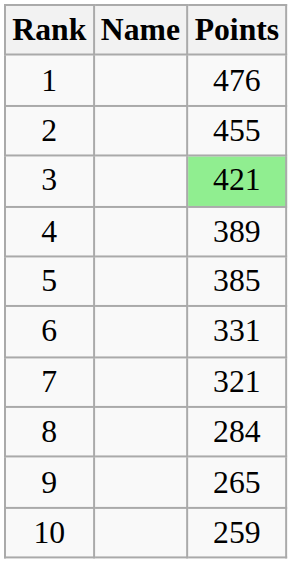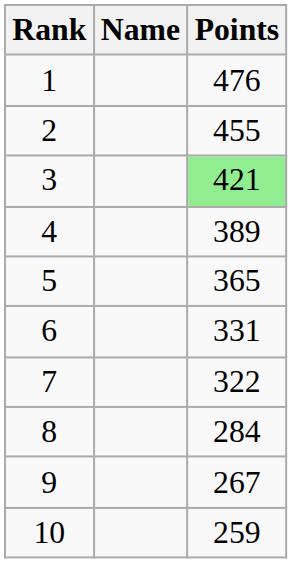(237, 280) 385 -> (237, 280) 365
(237, 381) 321 -> (237, 381) 322
(237, 481) 265 -> (237, 481) 267
